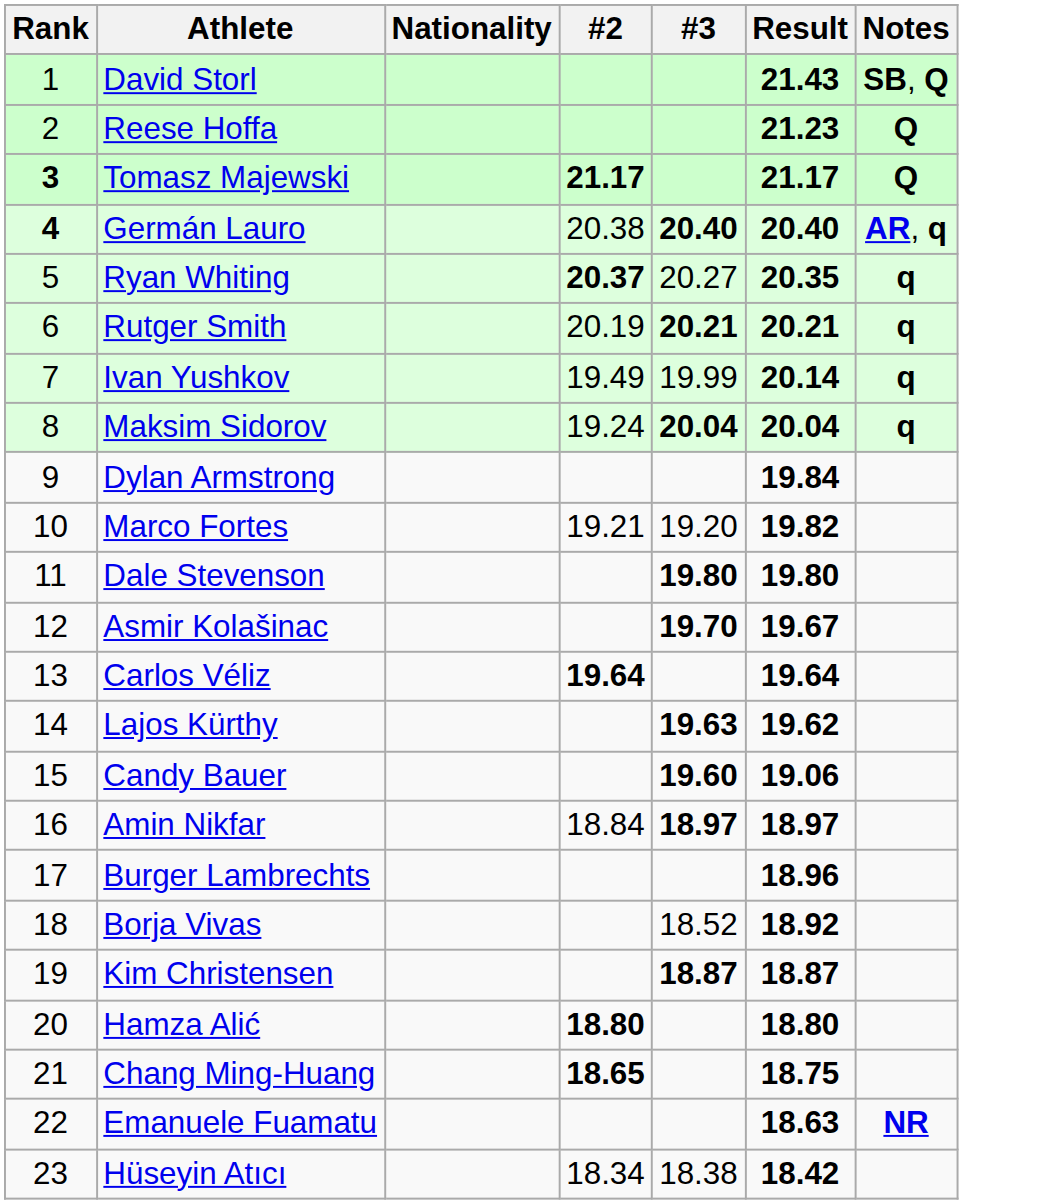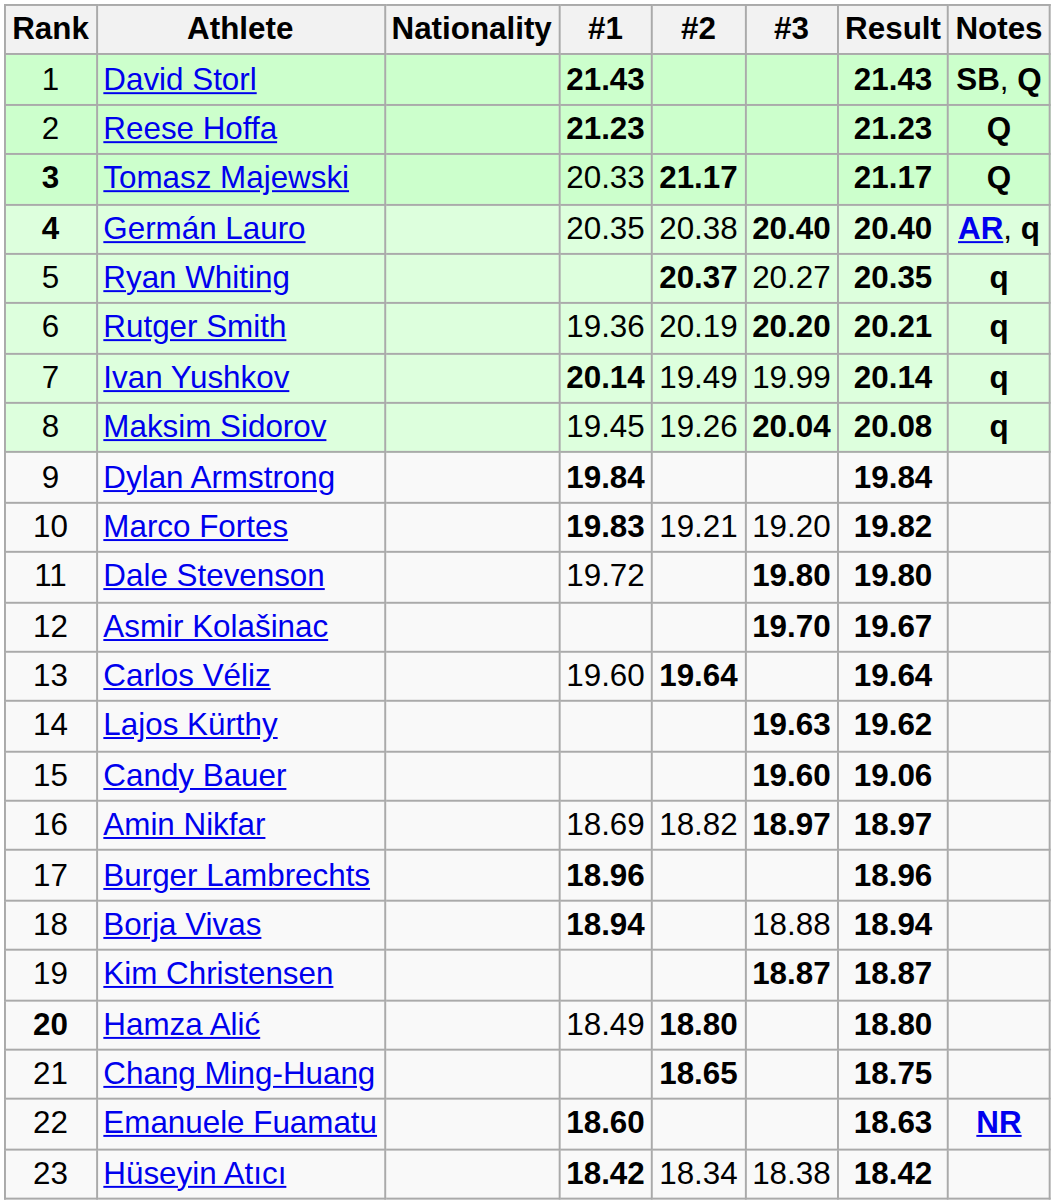+ column: (606, 29)
(698, 327) 20.21 -> (791, 327) 20.20
(606, 427) 19.24 -> (698, 427) 19.26
(800, 427) 20.04 -> (893, 427) 20.08
(606, 825) 18.84 -> (698, 825) 18.82
(698, 924) 18.52 -> (791, 924) 18.88
(800, 924) 18.92 -> (893, 924) 18.94
(51, 1024) normal -> (51, 1024) bold
